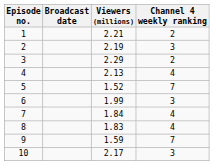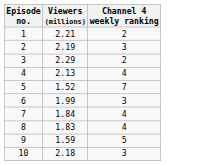- column: (67, 16)
(172, 141) 7 -> (124, 141) 5
(114, 154) 2.17 -> (65, 154) 2.18
